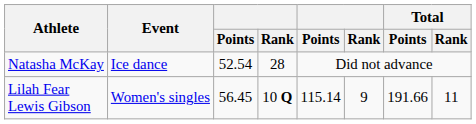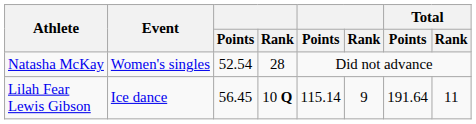(139, 64) Ice dance -> (160, 64) Women's singles
(160, 97) Women's singles -> (139, 97) Ice dance
(408, 97) 191.66 -> (408, 97) 191.64
